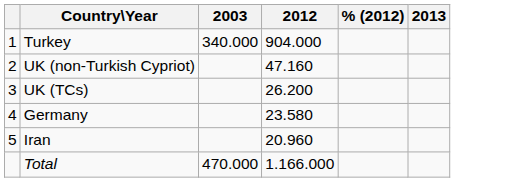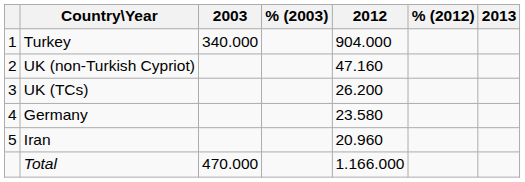+ column: (297, 16)
